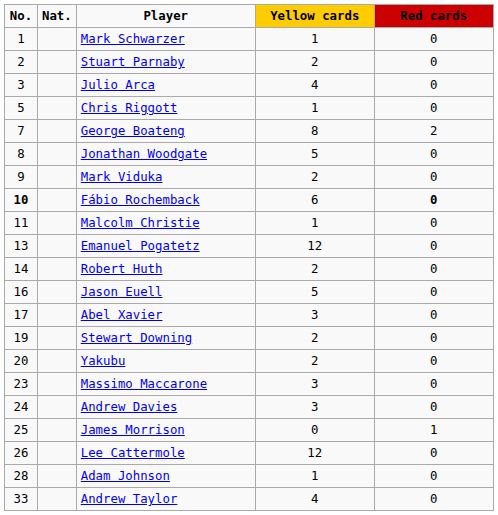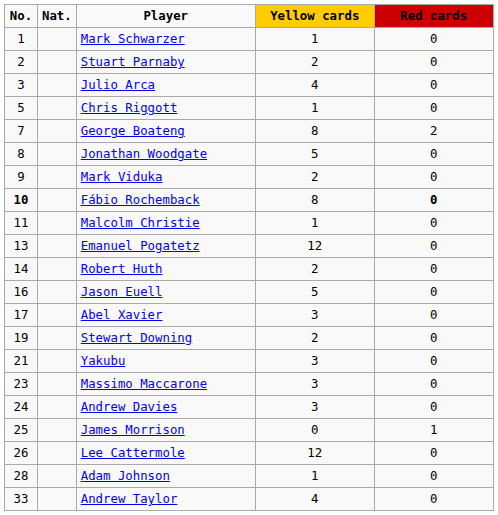(315, 200) 6 -> (315, 200) 8
(21, 361) 20 -> (21, 361) 21
(315, 361) 2 -> (315, 361) 3
